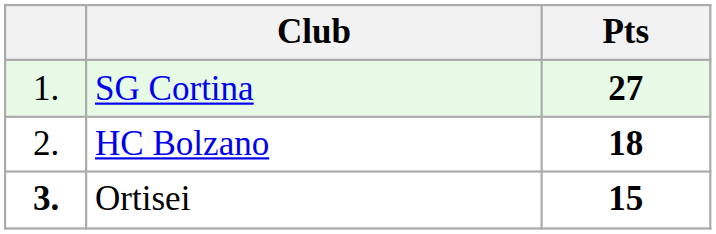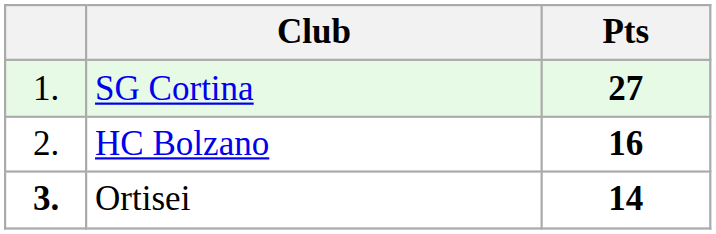(626, 143) 18 -> (626, 143) 16
(626, 198) 15 -> (626, 198) 14
